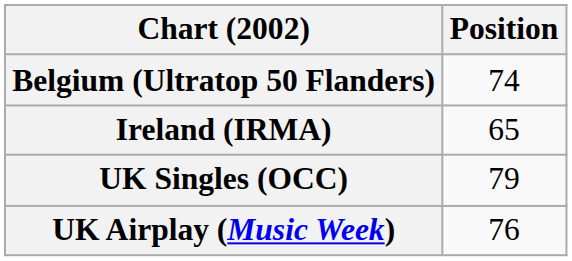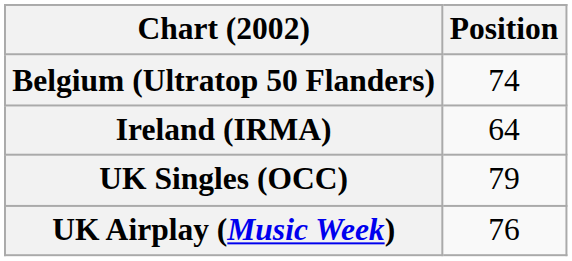(504, 129) 65 -> (504, 129) 64
